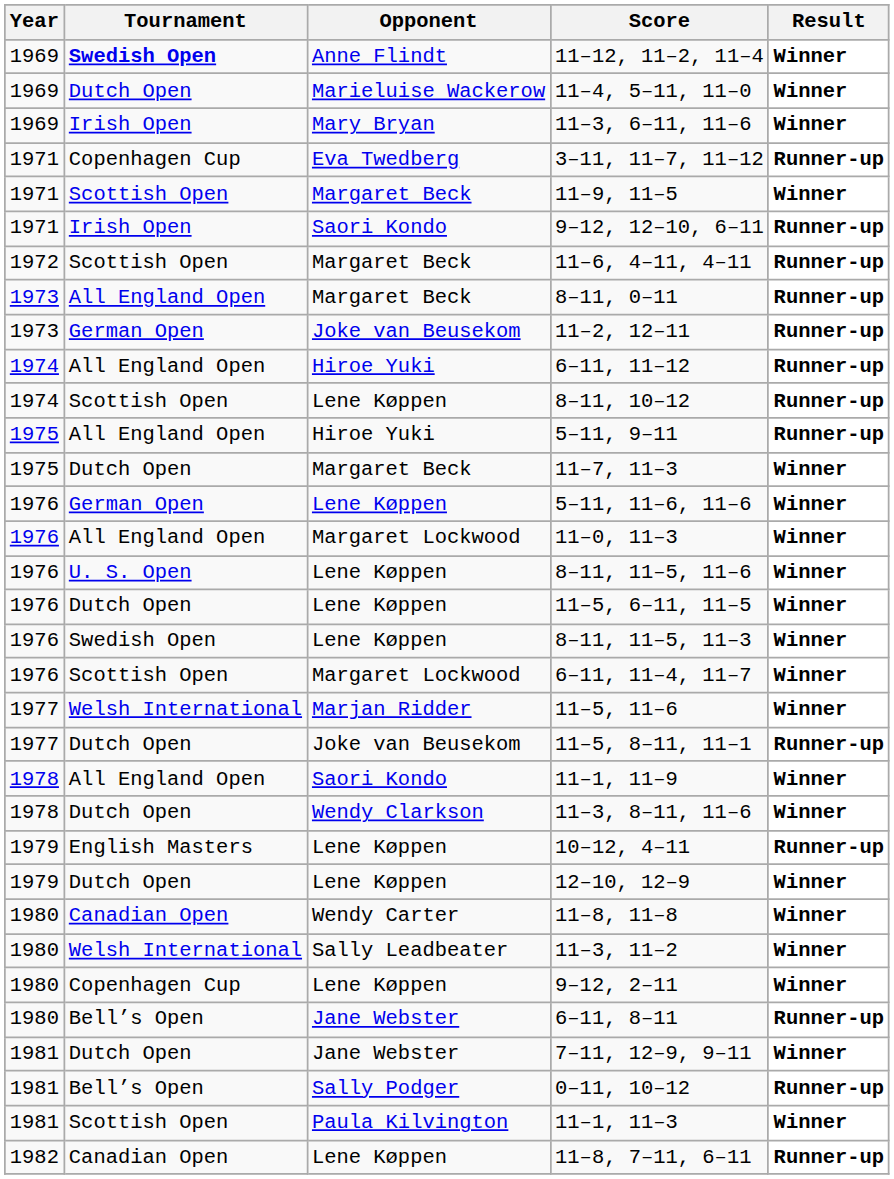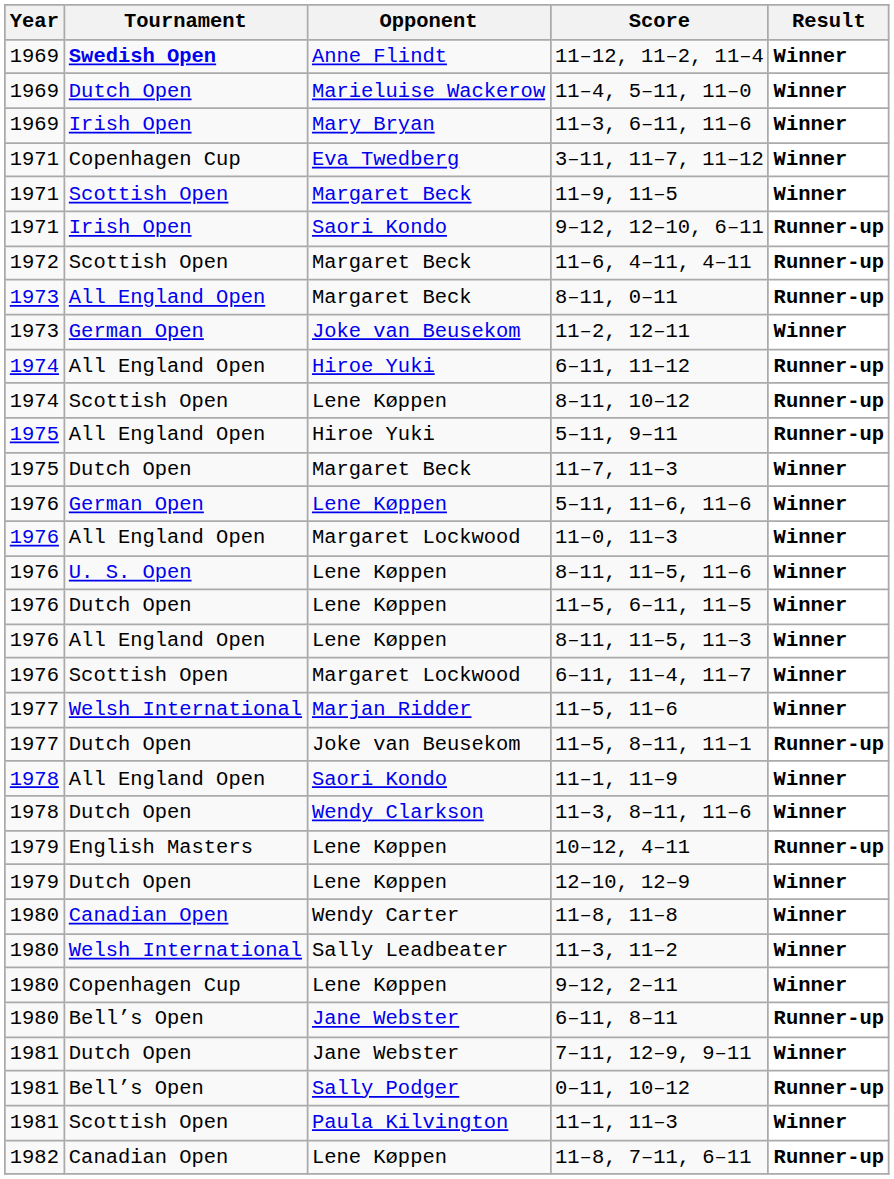(829, 159) Runner-up -> (810, 159) Winner
(829, 331) Runner-up -> (810, 331) Winner
(142, 641) Swedish Open -> (167, 641) All England Open
